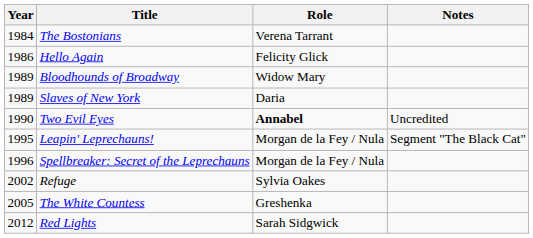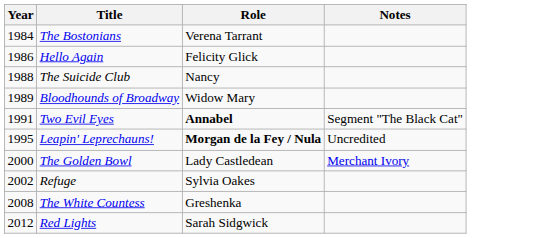+ row: (85, 77)
- row: (90, 98)
(21, 118) 1990 -> (21, 118) 1991
(419, 118) Uncredited -> (395, 118) Segment "The Black Cat"
(320, 139) normal -> (253, 139) bold
(458, 139) Segment "The Black Cat" -> (356, 139) Uncredited
- row: (145, 160)
+ row: (86, 160)
(21, 202) 2005 -> (21, 202) 2008
